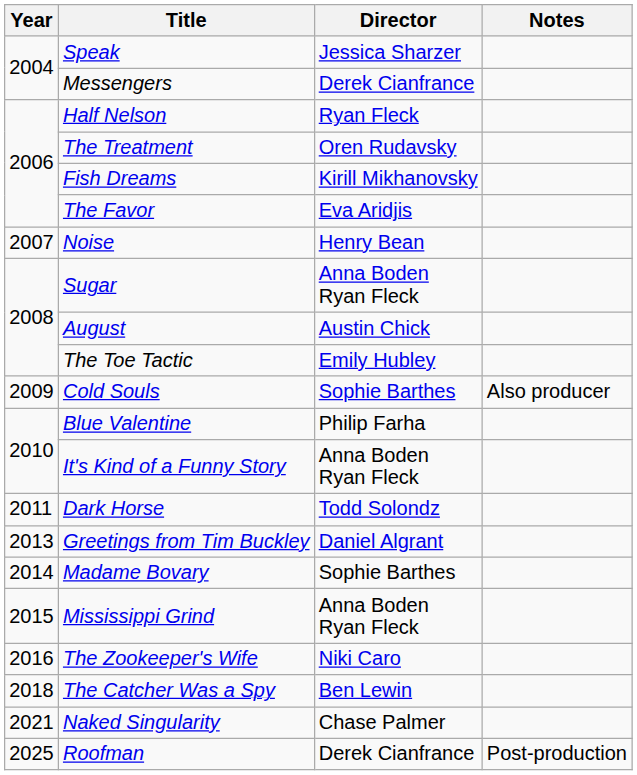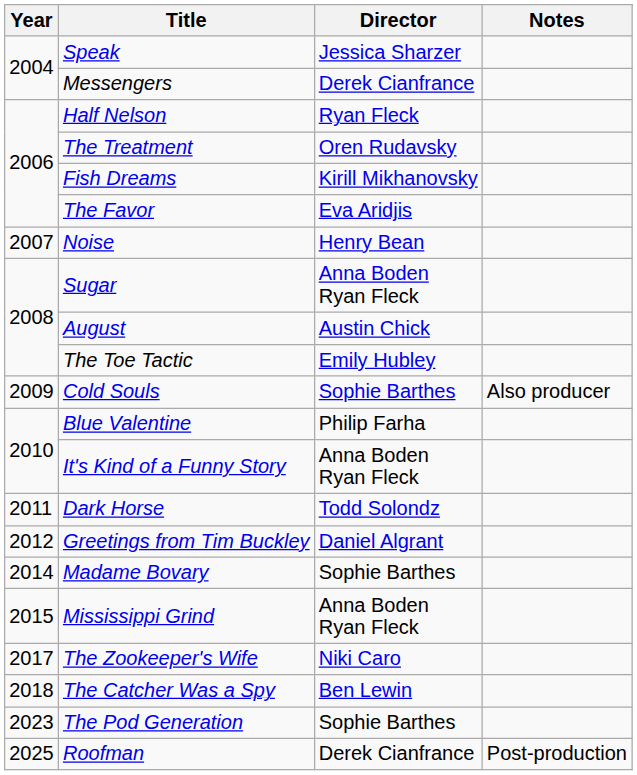(31, 541) 2013 -> (31, 541) 2012
(31, 658) 2016 -> (31, 658) 2017
- row: (141, 722)
+ row: (153, 722)
